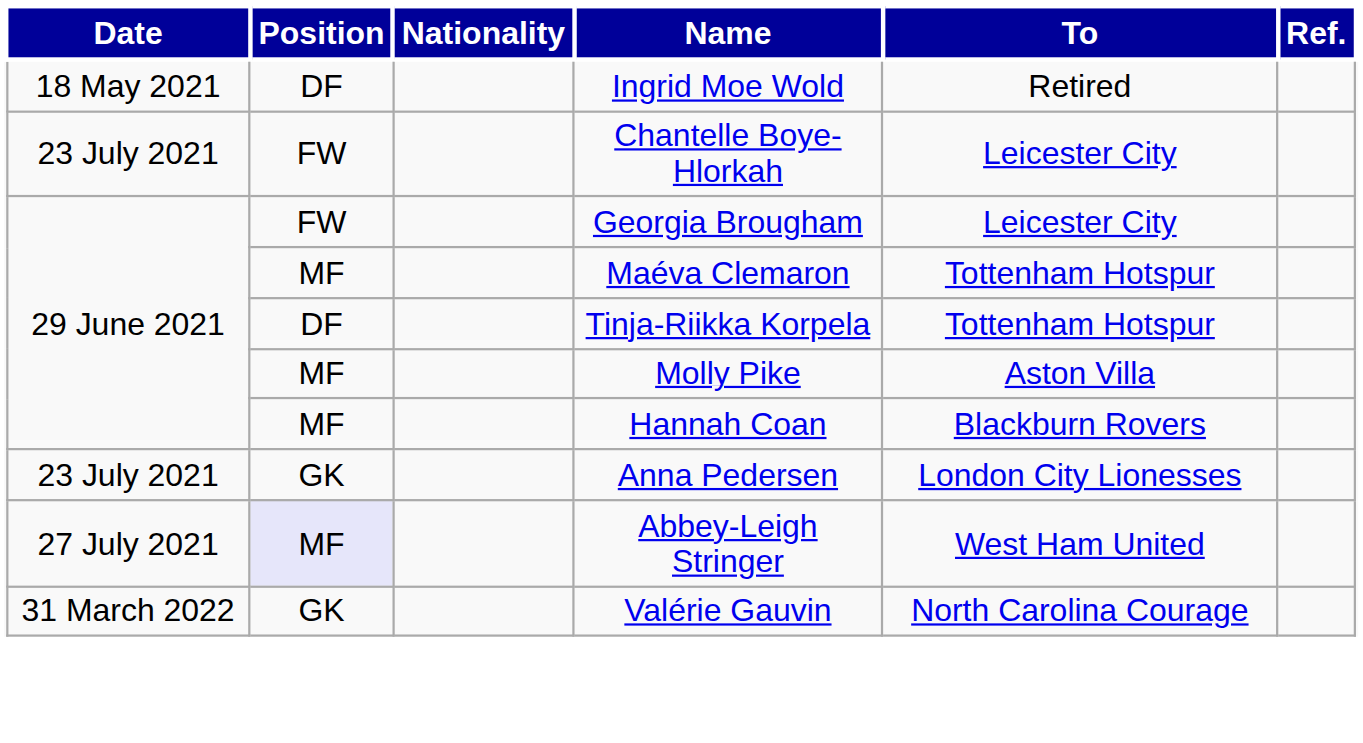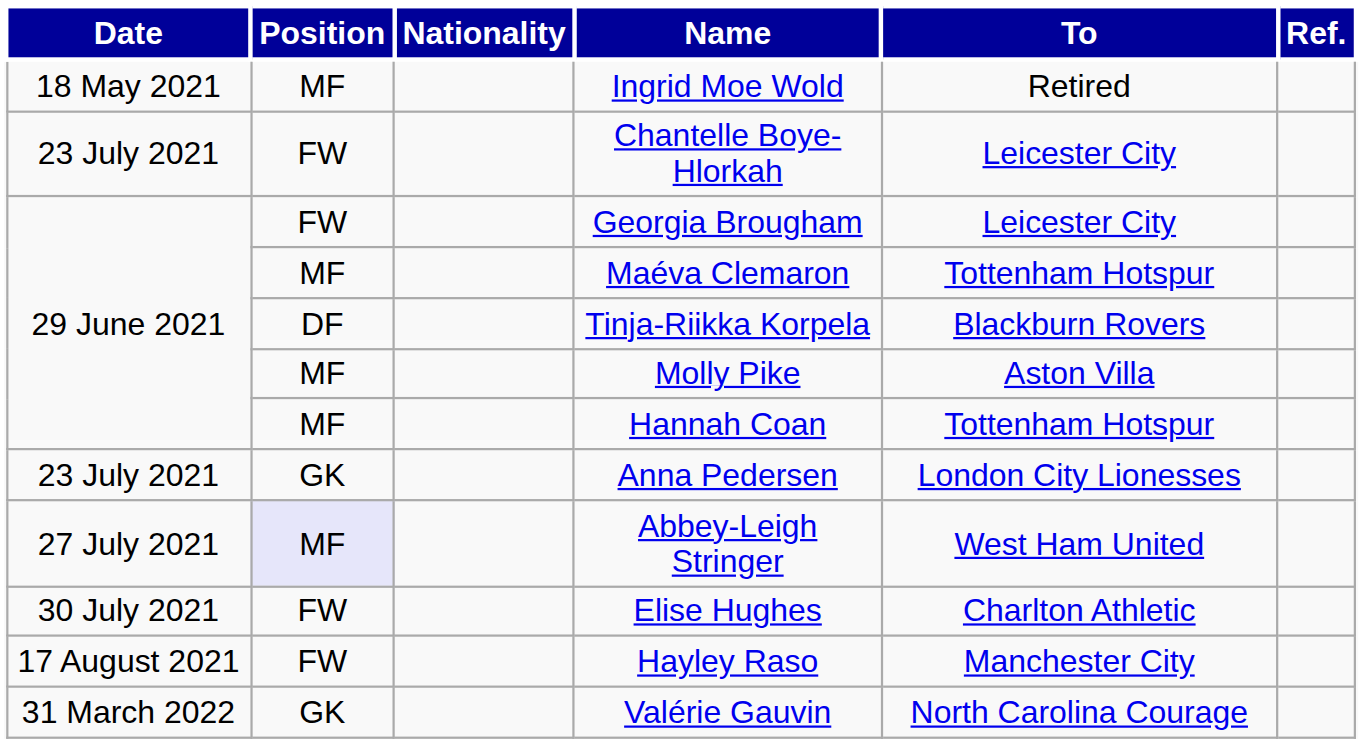(322, 86) DF -> (322, 86) MF
(1080, 323) Tottenham Hotspur -> (1079, 323) Blackburn Rovers
(1080, 424) Blackburn Rovers -> (1079, 424) Tottenham Hotspur
+ row: (728, 611)
+ row: (728, 662)
